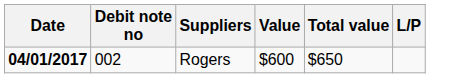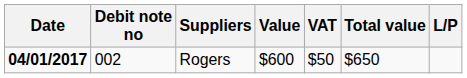+ column: (322, 25)
